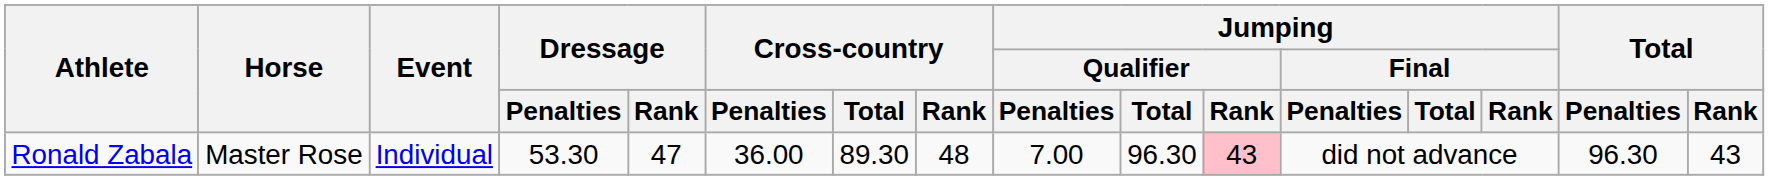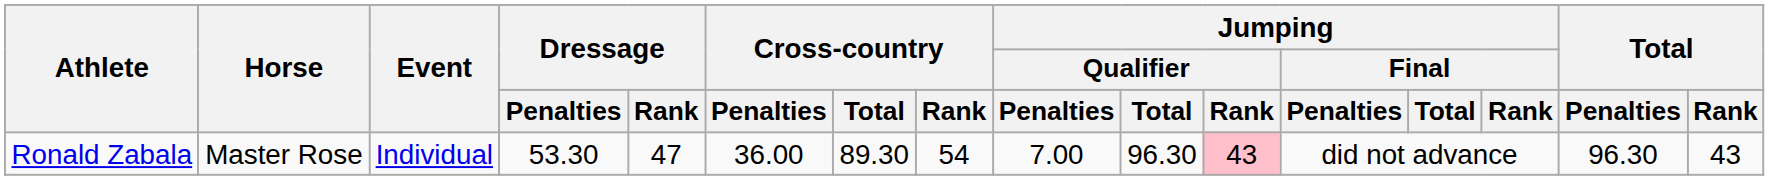(954, 154) 48 -> (954, 154) 54
